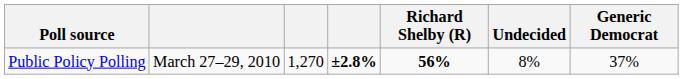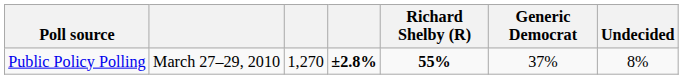columns swapped: (624, 26) <-> (529, 35)
(435, 61) 56% -> (435, 61) 55%
